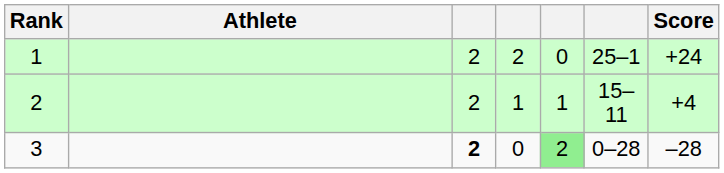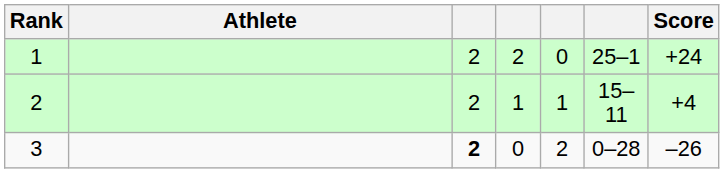(562, 149) lightgreen background -> (562, 149) no background
(684, 149) –28 -> (684, 149) –26
